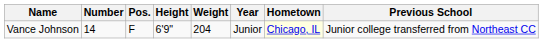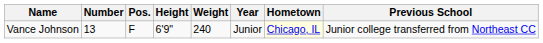(90, 29) 14 -> (90, 29) 13
(202, 29) 204 -> (202, 29) 240
